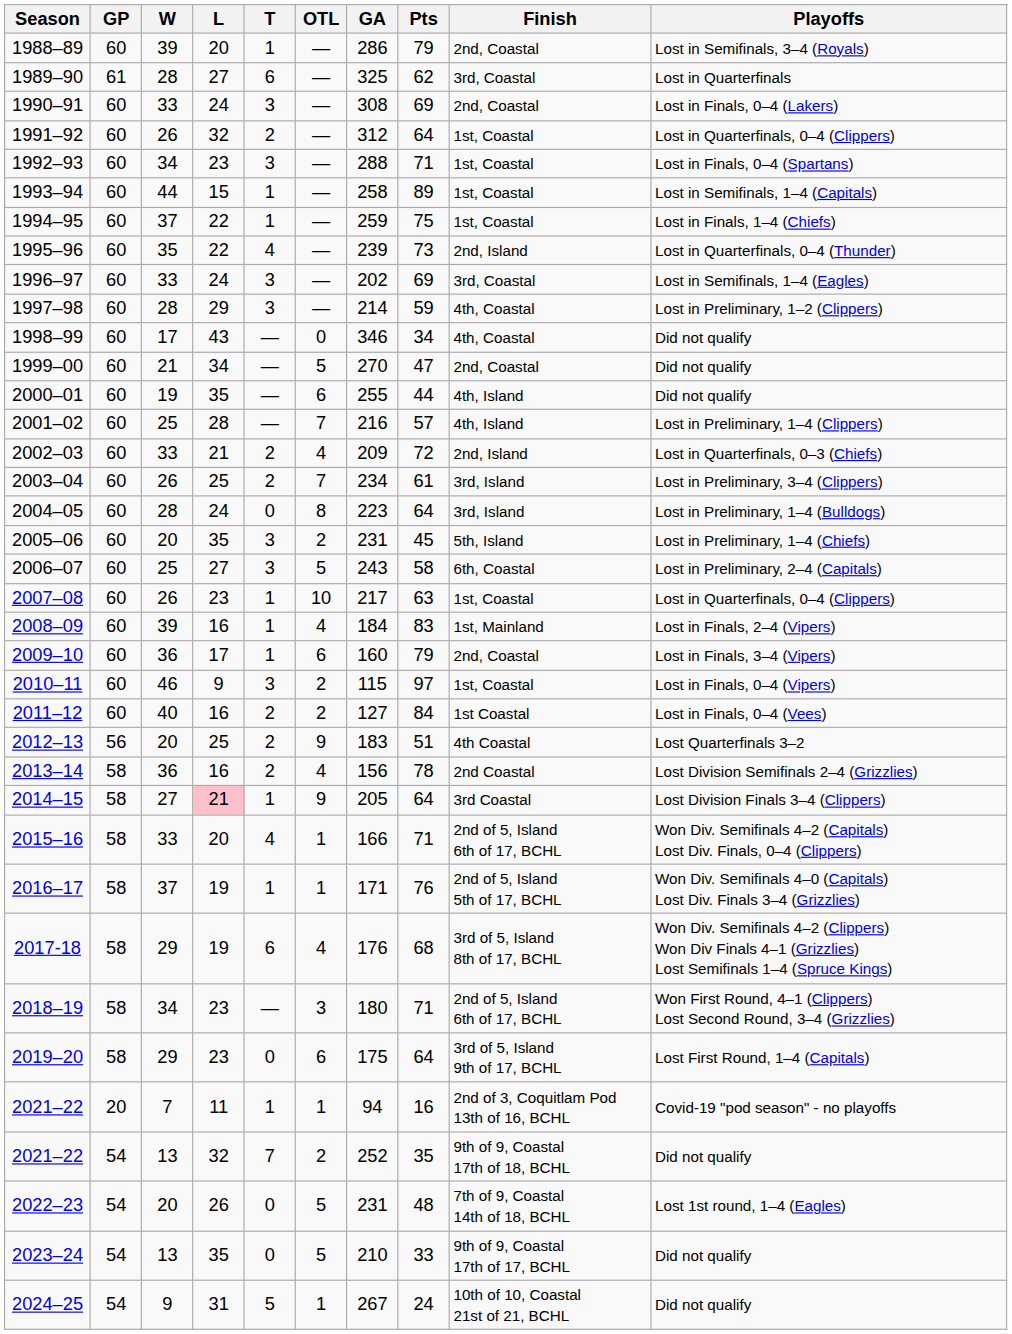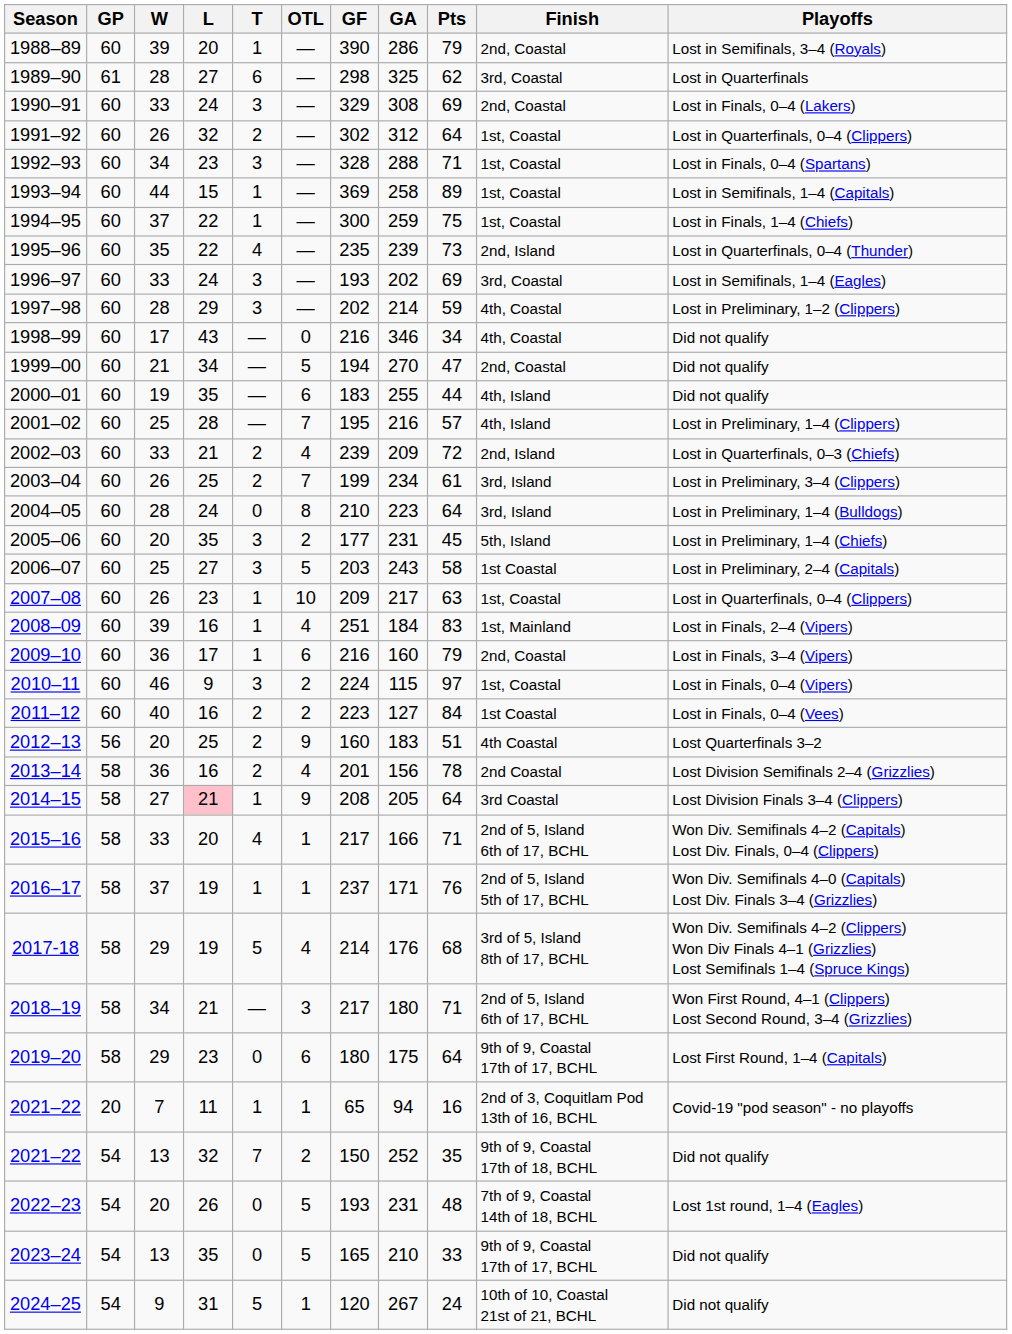+ column: (354, 18)
(494, 569) 6th, Coastal -> (519, 569) 1st Coastal
(270, 948) 6 -> (257, 948) 5
(219, 1008) 23 -> (208, 1008) 21
(508, 1058) 3rd of 5, Island 9th of 17, BCHL -> (539, 1058) 9th of 9, Coastal 17th of 17, BCHL
